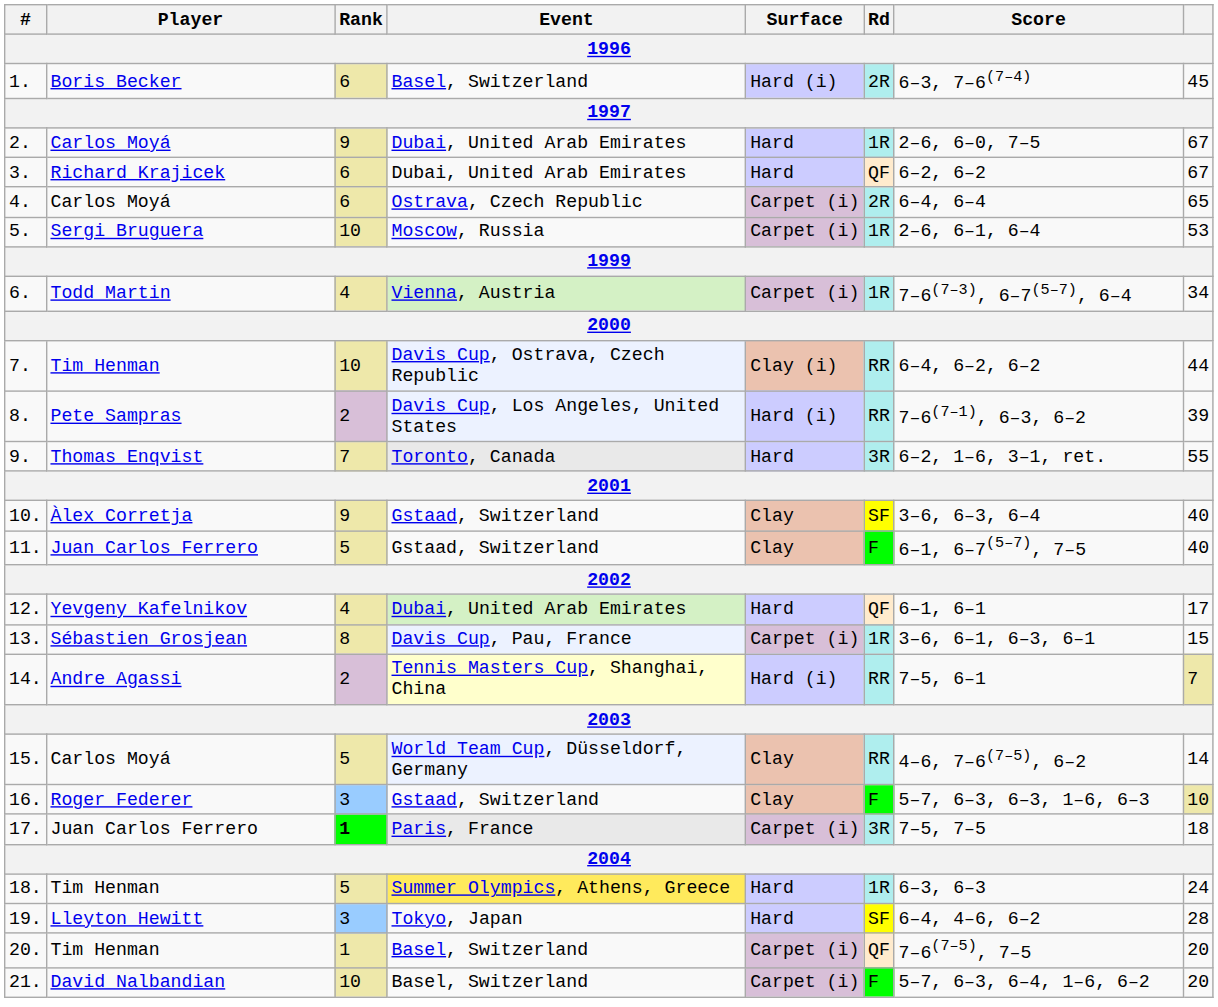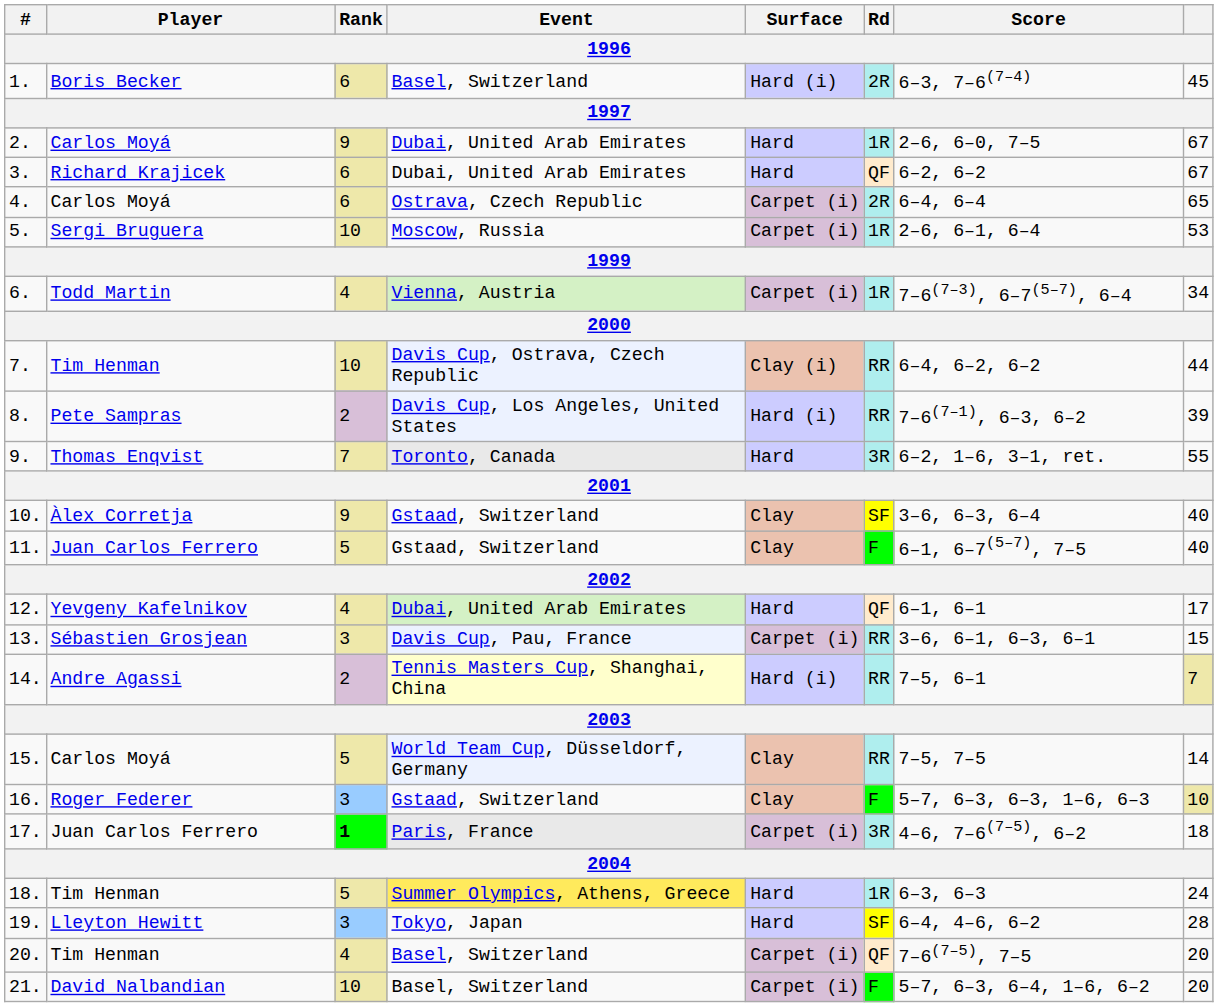(345, 639) 8 -> (345, 639) 3
(879, 639) 1R -> (879, 639) RR
(992, 760) 4–6, 7–6(7–5), 6–2 -> (942, 760) 7–5, 7–5
(942, 829) 7–5, 7–5 -> (992, 832) 4–6, 7–6(7–5), 6–2
(345, 950) 1 -> (345, 955) 4
